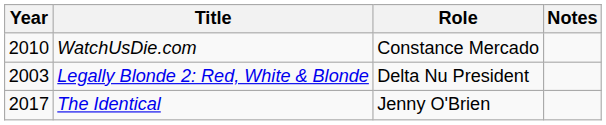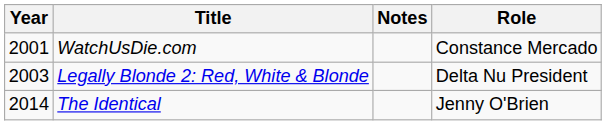columns swapped: (458, 18) <-> (572, 18)
(29, 47) 2010 -> (29, 47) 2001
(29, 104) 2017 -> (29, 104) 2014
